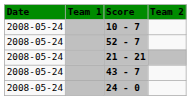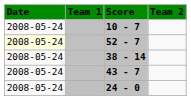(35, 42) no background -> (35, 42) lightyellow background
+ row: (126, 57)
- row: (126, 57)
